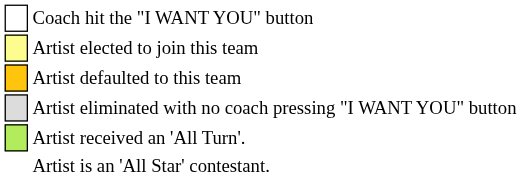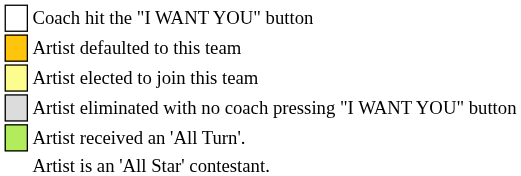rows swapped: (137, 77) <-> (145, 47)
